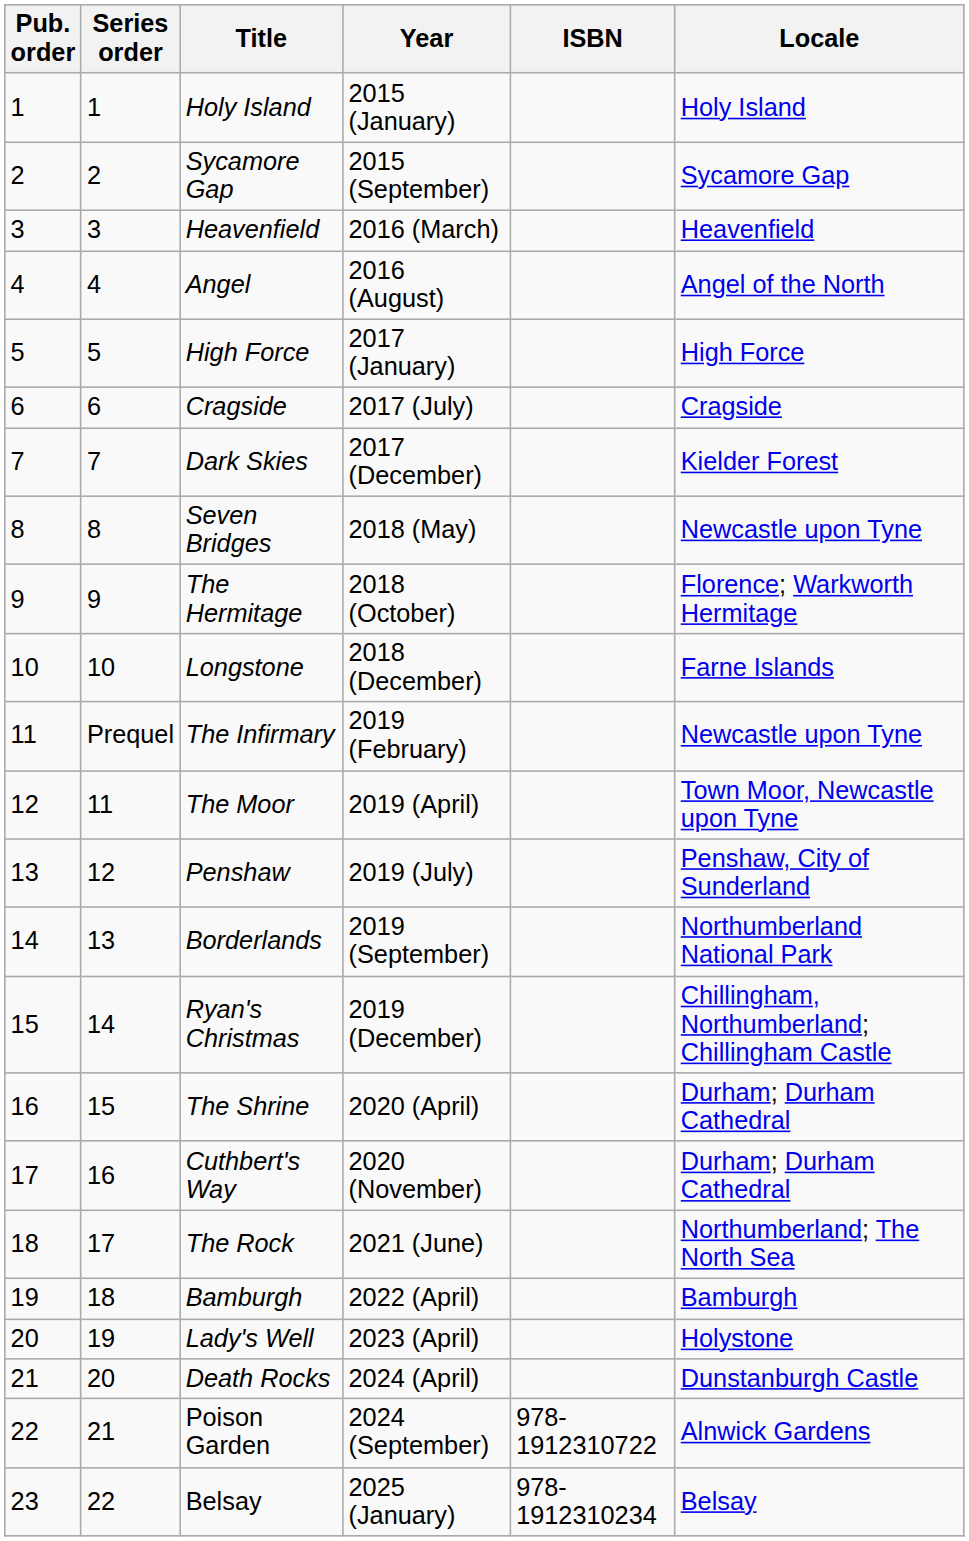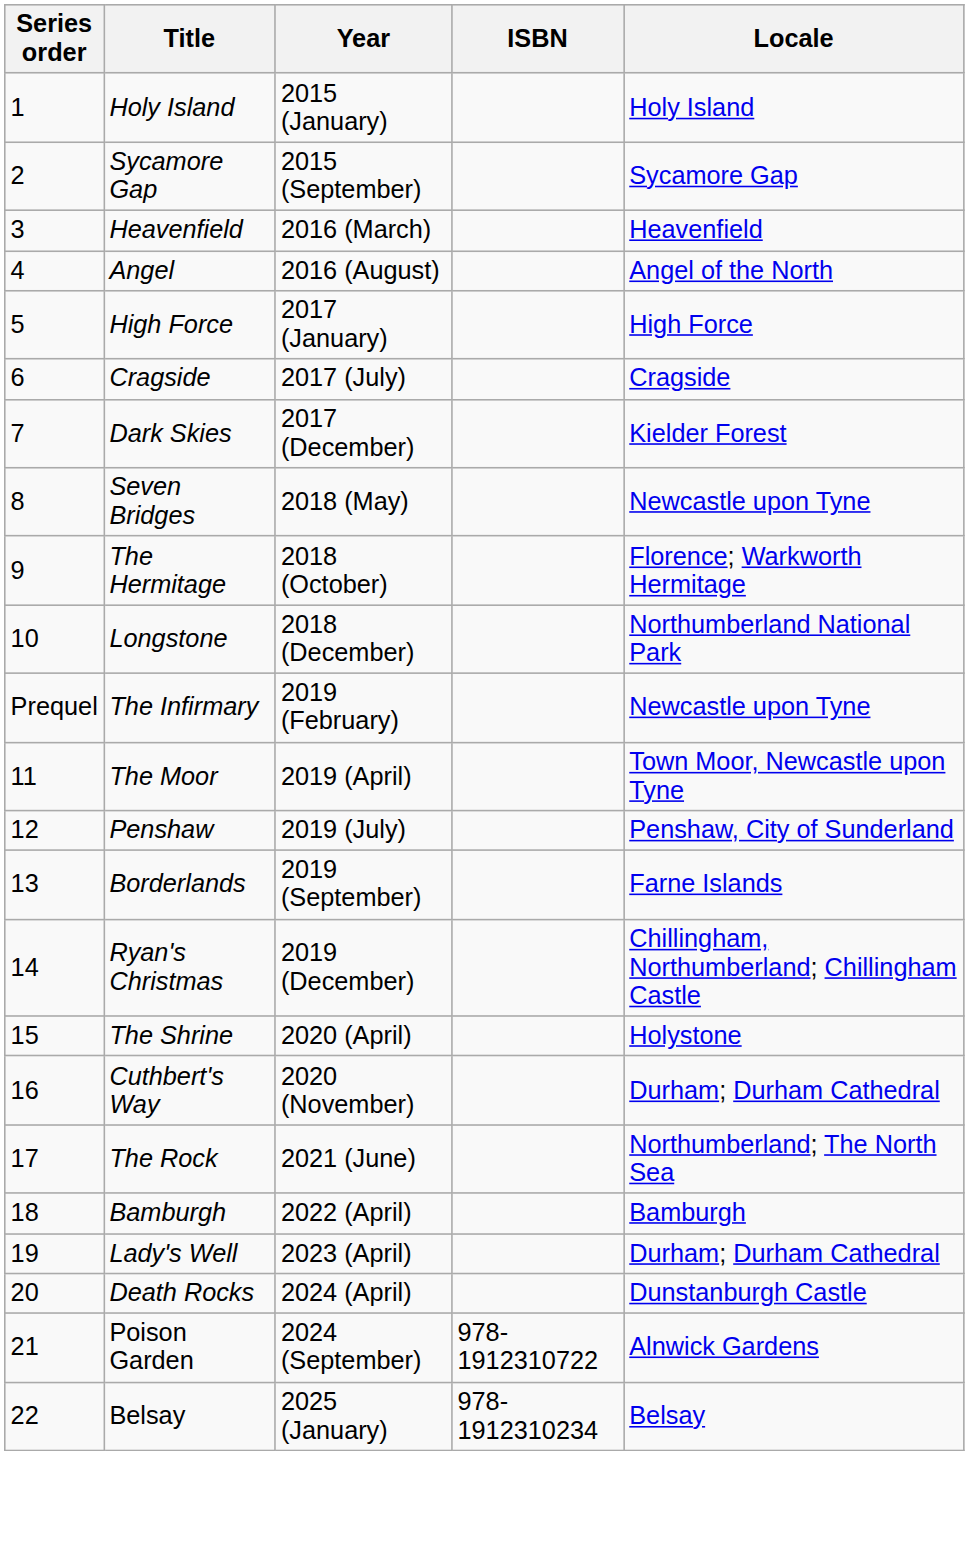- column: (43, 38)
(757, 667) Farne Islands -> (770, 638) Northumberland National Park
(771, 941) Northumberland National Park -> (706, 884) Farne Islands
(778, 1106) Durham; Durham Cathedral -> (685, 1035) Holystone
(737, 1338) Holystone -> (784, 1252) Durham; Durham Cathedral
